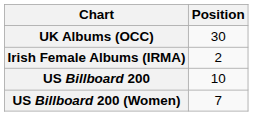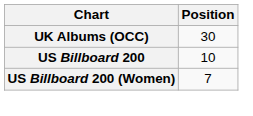- row: (97, 57)
